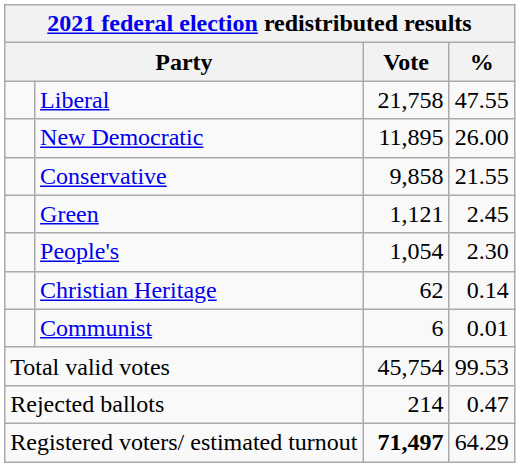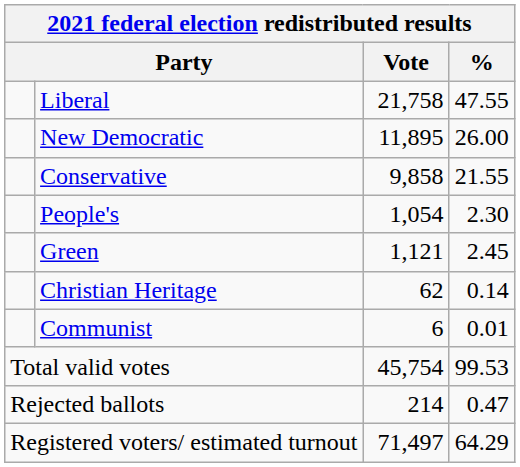rows swapped: (69, 213) <-> (80, 251)
(411, 442) bold -> (411, 442) normal
